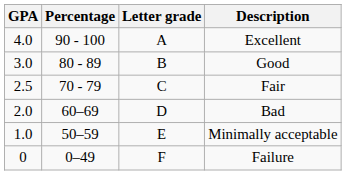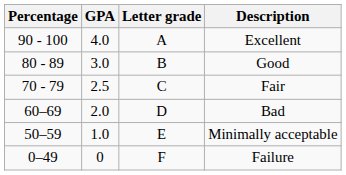columns swapped: (23, 16) <-> (80, 16)
